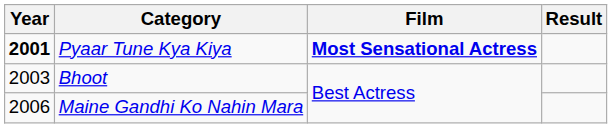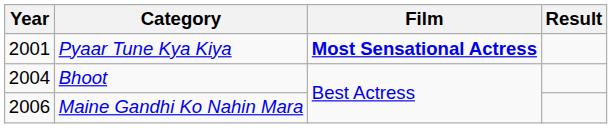(30, 48) bold -> (30, 48) normal
(30, 78) 2003 -> (30, 78) 2004
